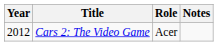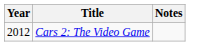- column: (166, 13)
